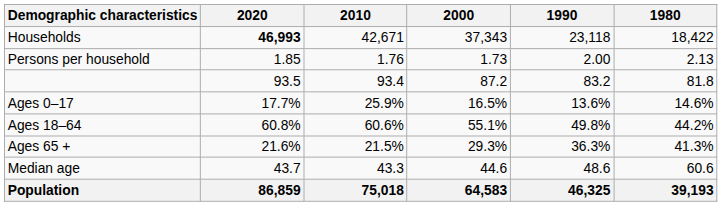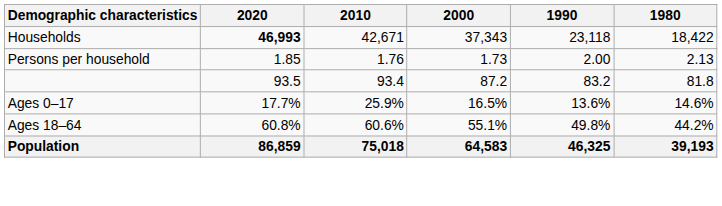- row: (39, 147)
- row: (44, 169)
